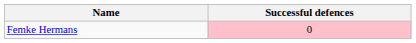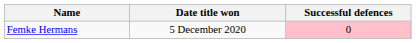+ column: (208, 13)
